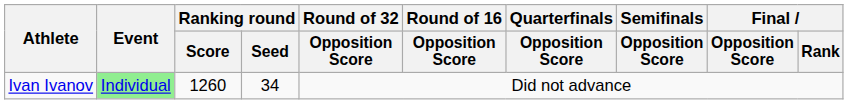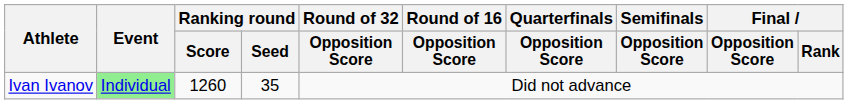(270, 86) 34 -> (270, 86) 35
